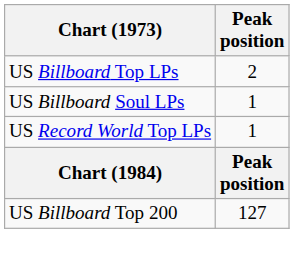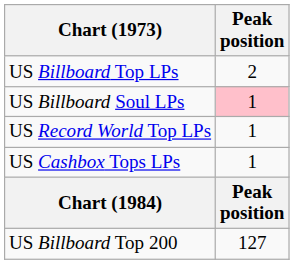(252, 101) no background -> (252, 101) pink background
+ row: (95, 161)
